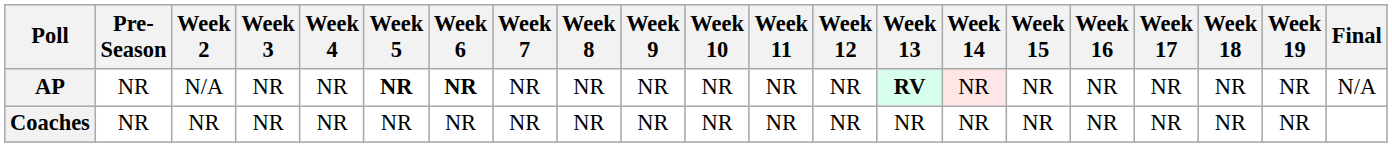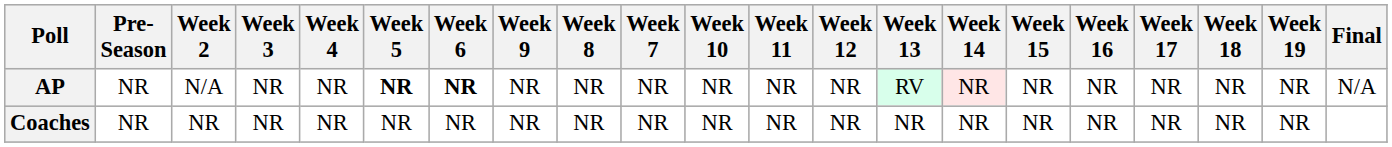columns swapped: (525, 36) <-> (653, 36)
(910, 86) bold -> (910, 86) normal
